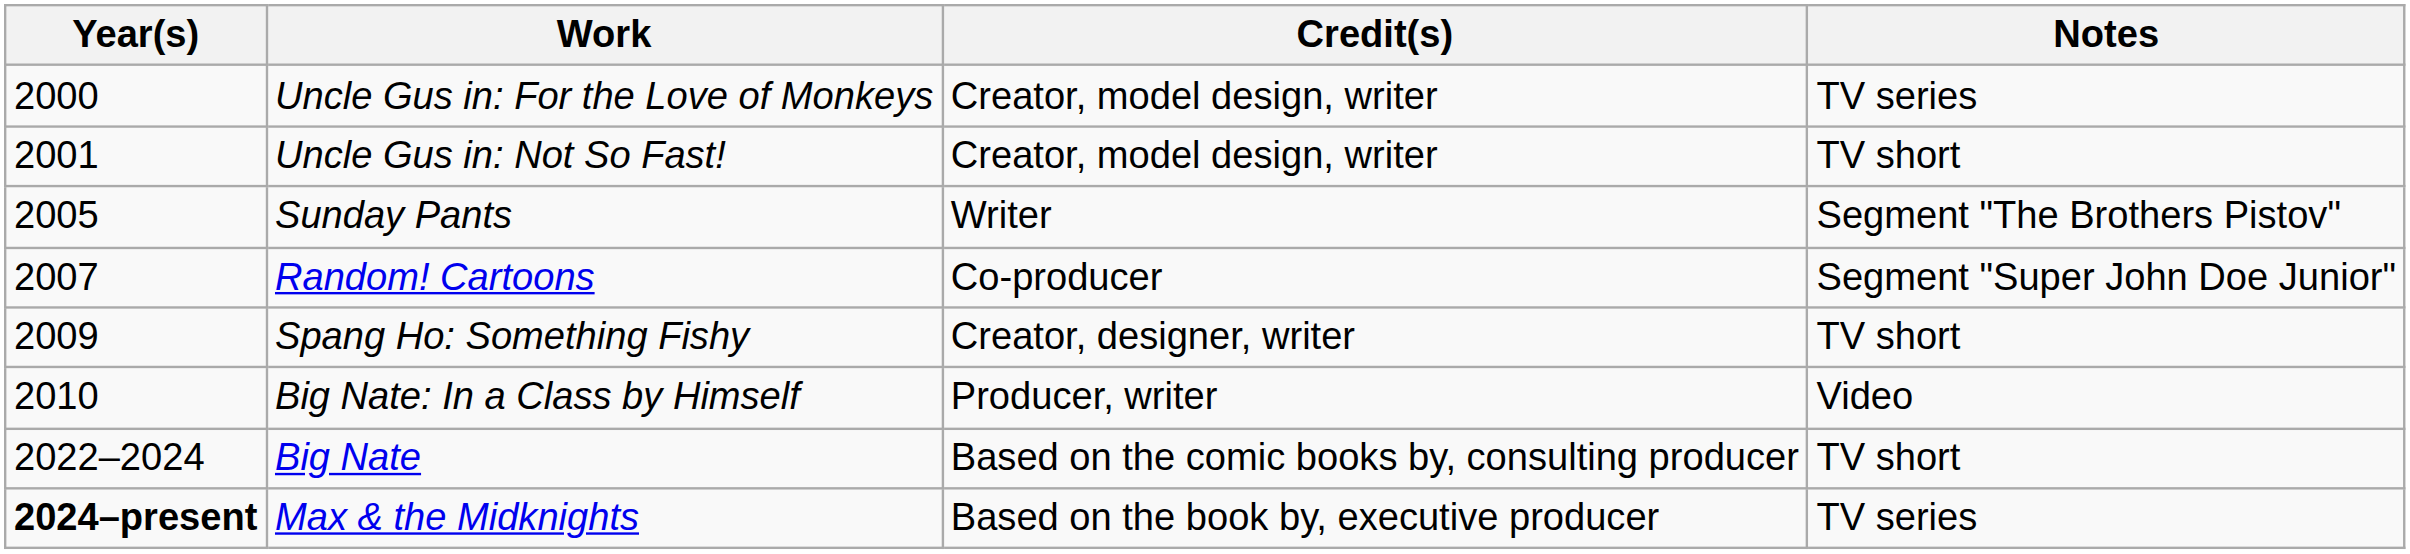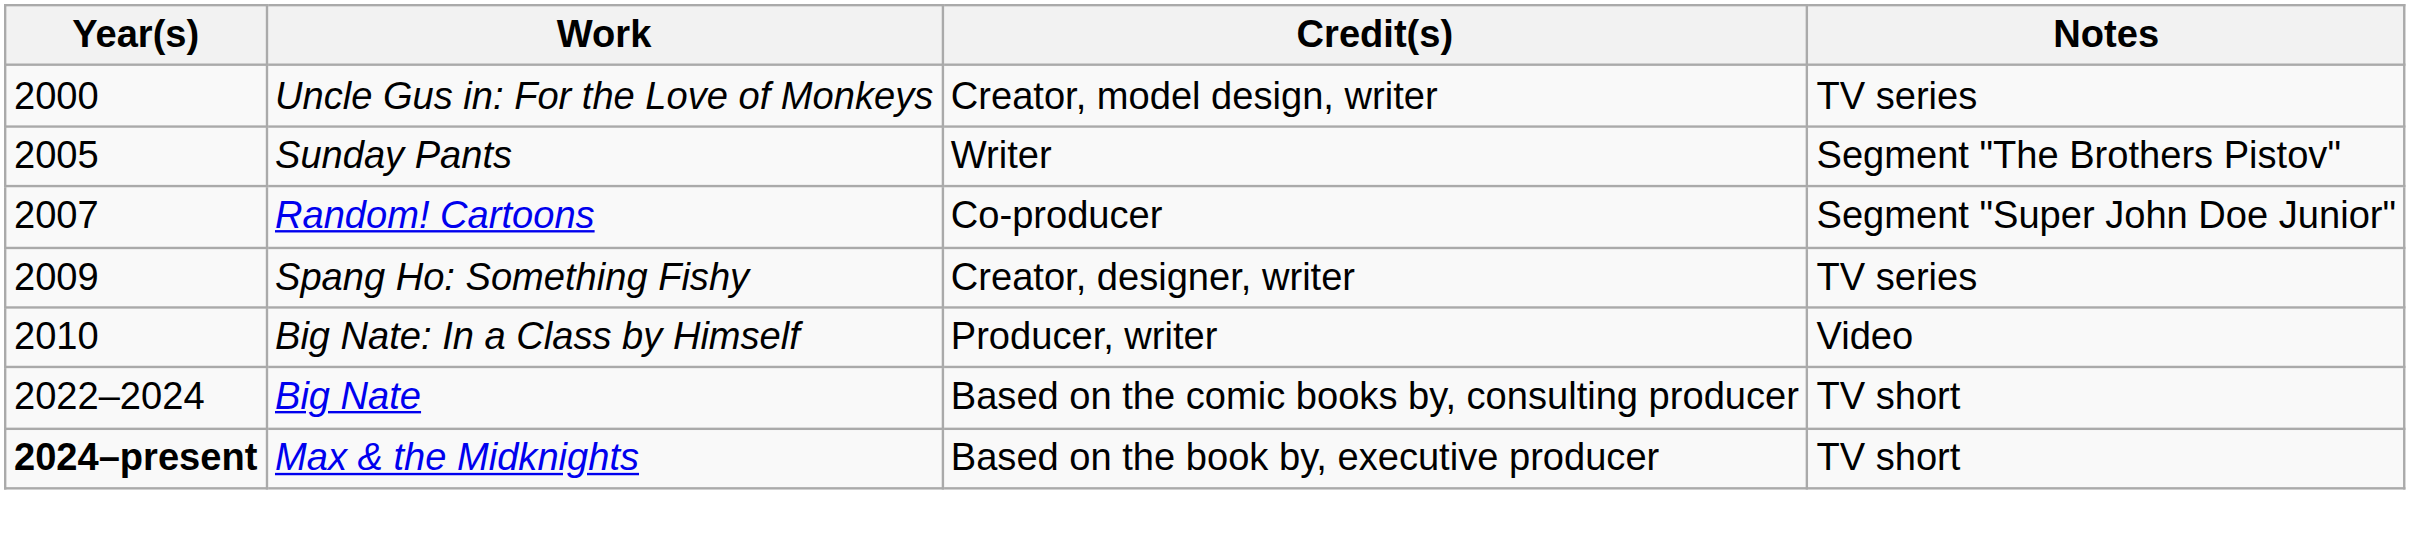- row: (500, 155)
(1888, 336) TV short -> (1897, 276) TV series
(1897, 517) TV series -> (1888, 457) TV short
